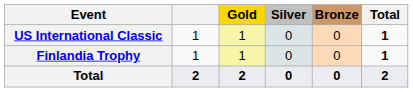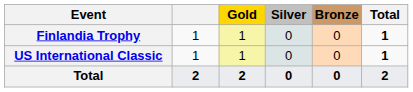rows swapped: (88, 35) <-> (88, 55)
